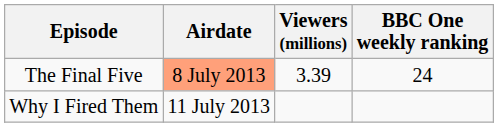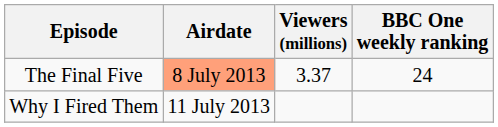(313, 74) 3.39 -> (313, 74) 3.37
